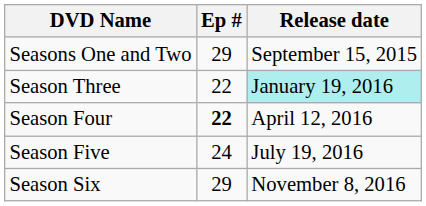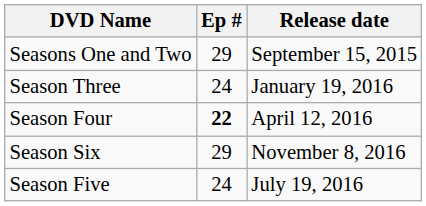(221, 86) 22 -> (221, 86) 24
(322, 86) paleturquoise background -> (322, 86) no background
rows swapped: (60, 151) <-> (55, 184)
